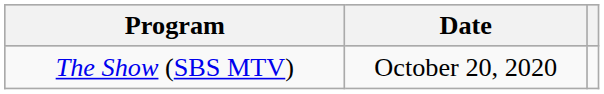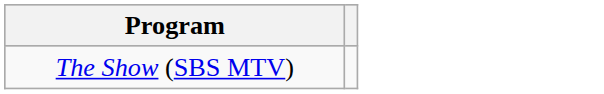- column: (466, 25)
